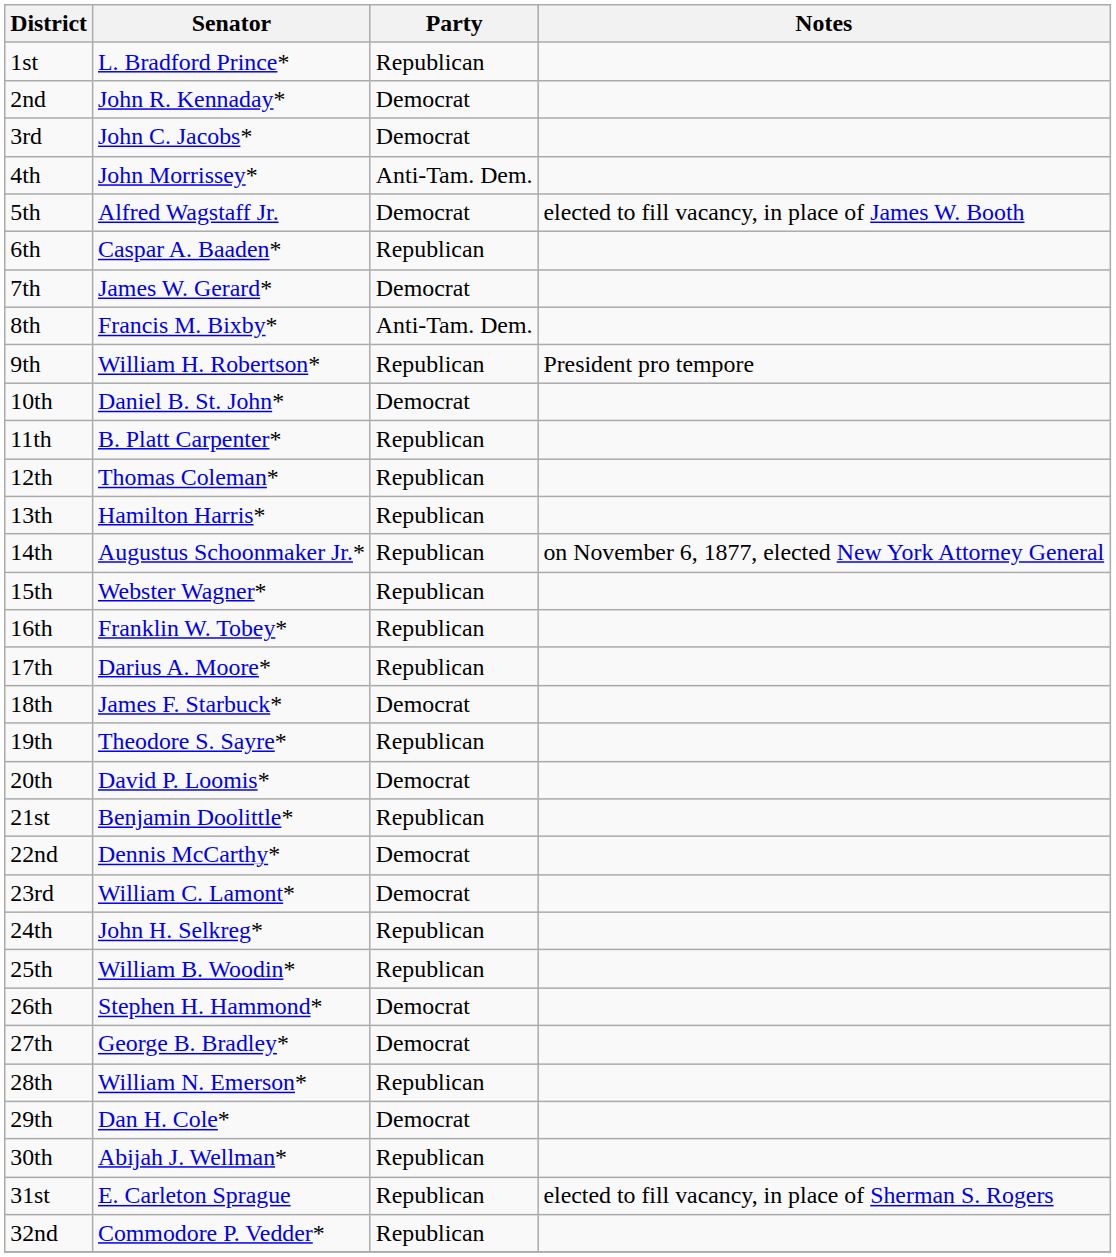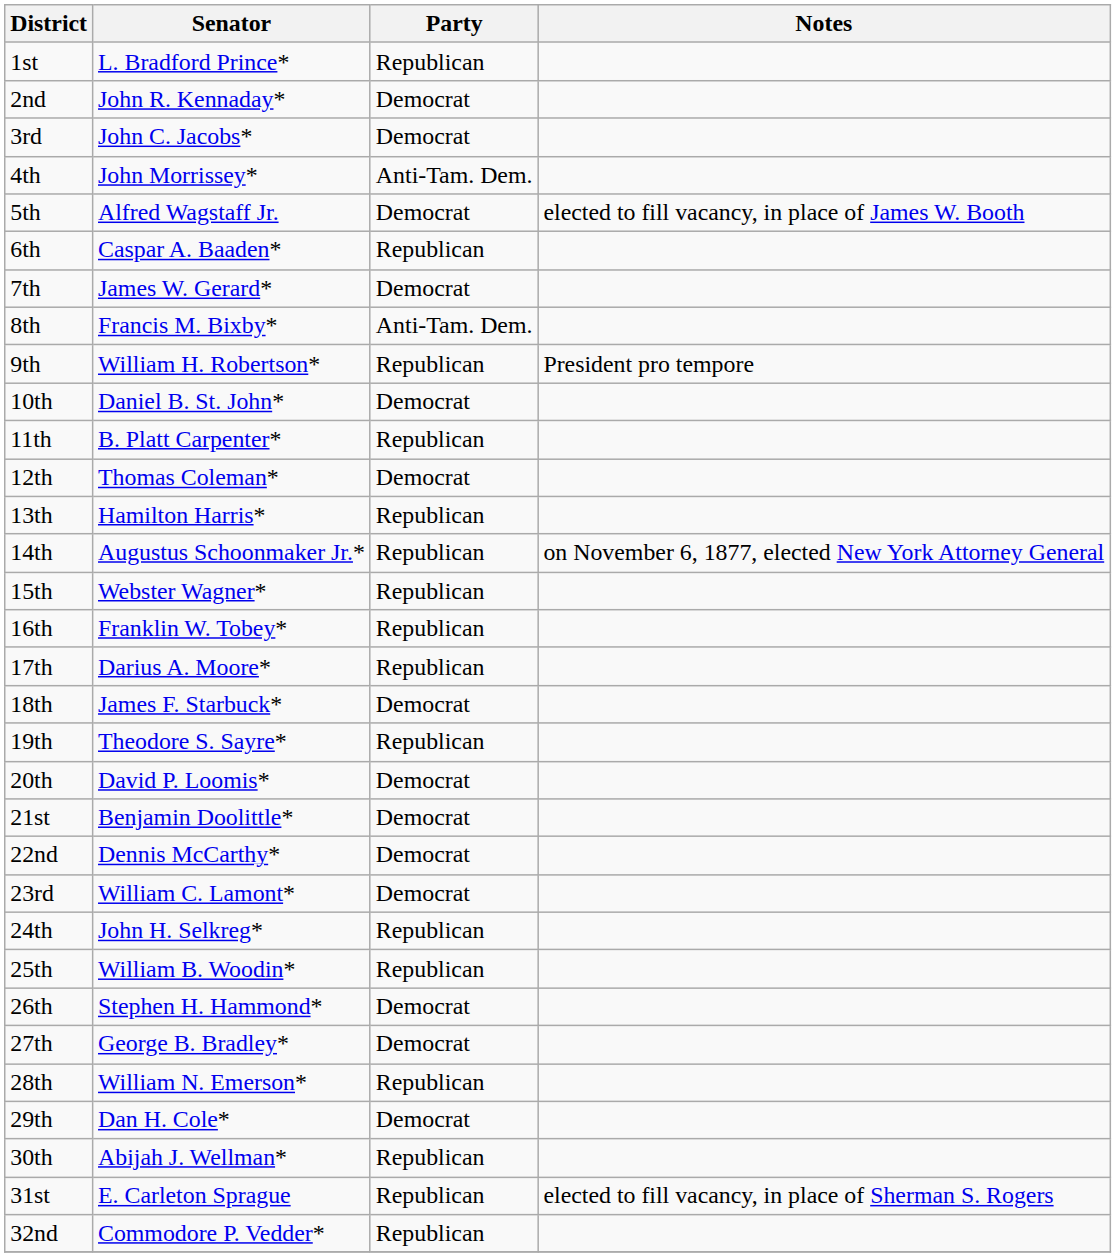(430, 477) Republican -> (423, 477) Democrat
(430, 817) Republican -> (423, 817) Democrat
